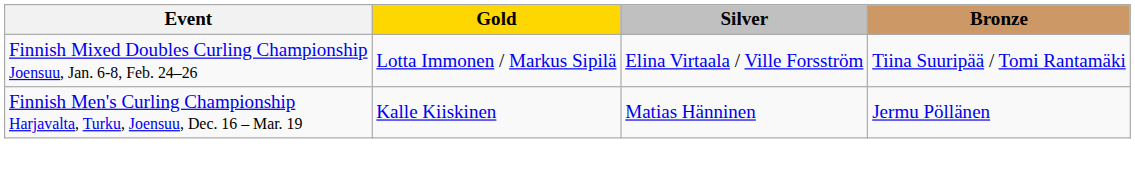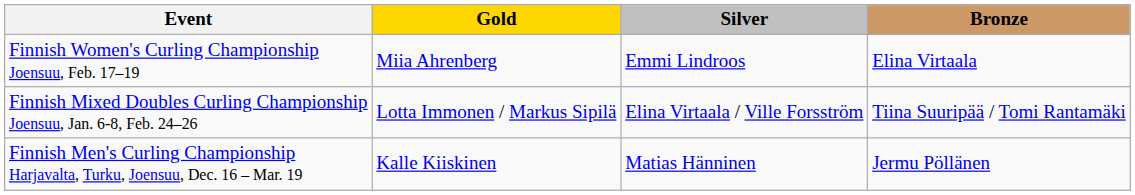+ row: (164, 60)
